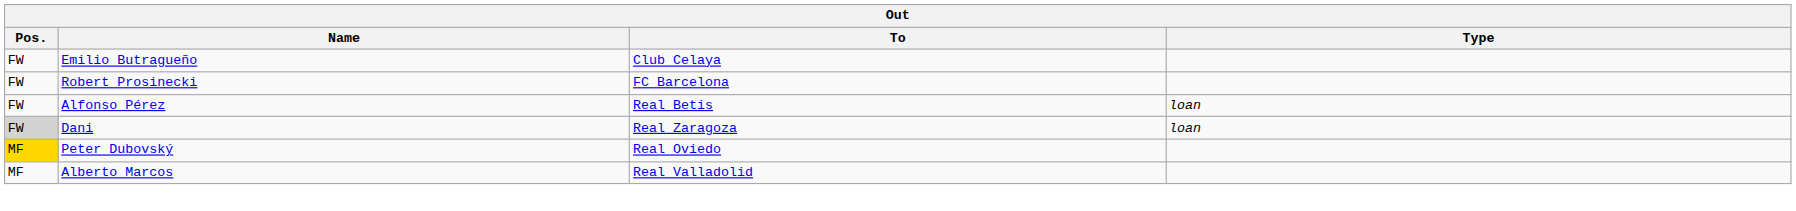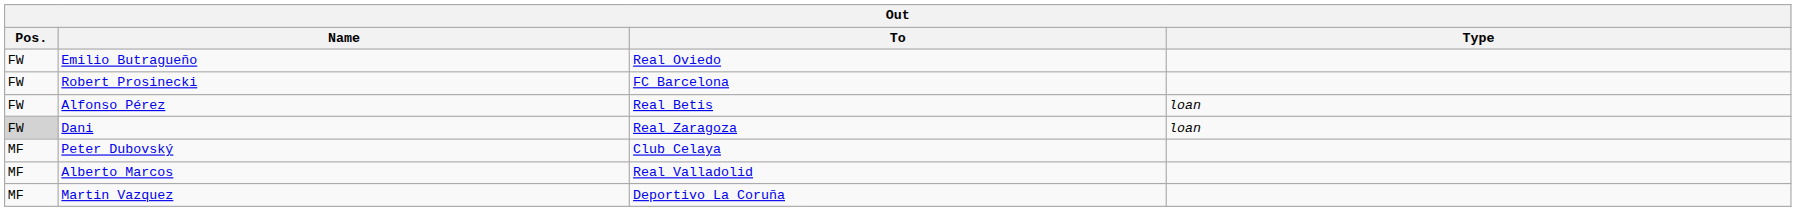(677, 60) Club Celaya -> (677, 60) Real Oviedo
(16, 150) gold background -> (16, 150) no background
(677, 150) Real Oviedo -> (677, 150) Club Celaya
+ row: (117, 195)
